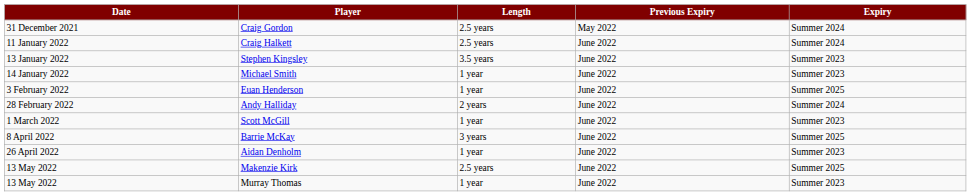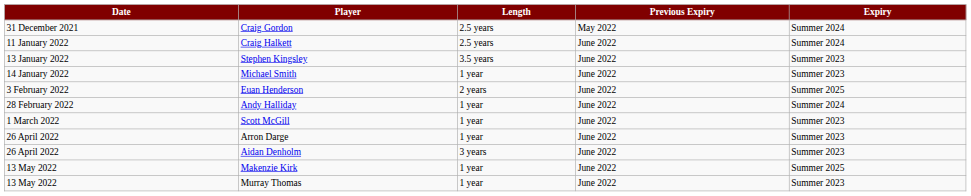(471, 90) 1 year -> (473, 90) 2 years
(473, 105) 2 years -> (471, 105) 1 year
- row: (268, 136)
+ row: (264, 136)
(471, 152) 1 year -> (473, 152) 3 years
(477, 167) 2.5 years -> (471, 167) 1 year
